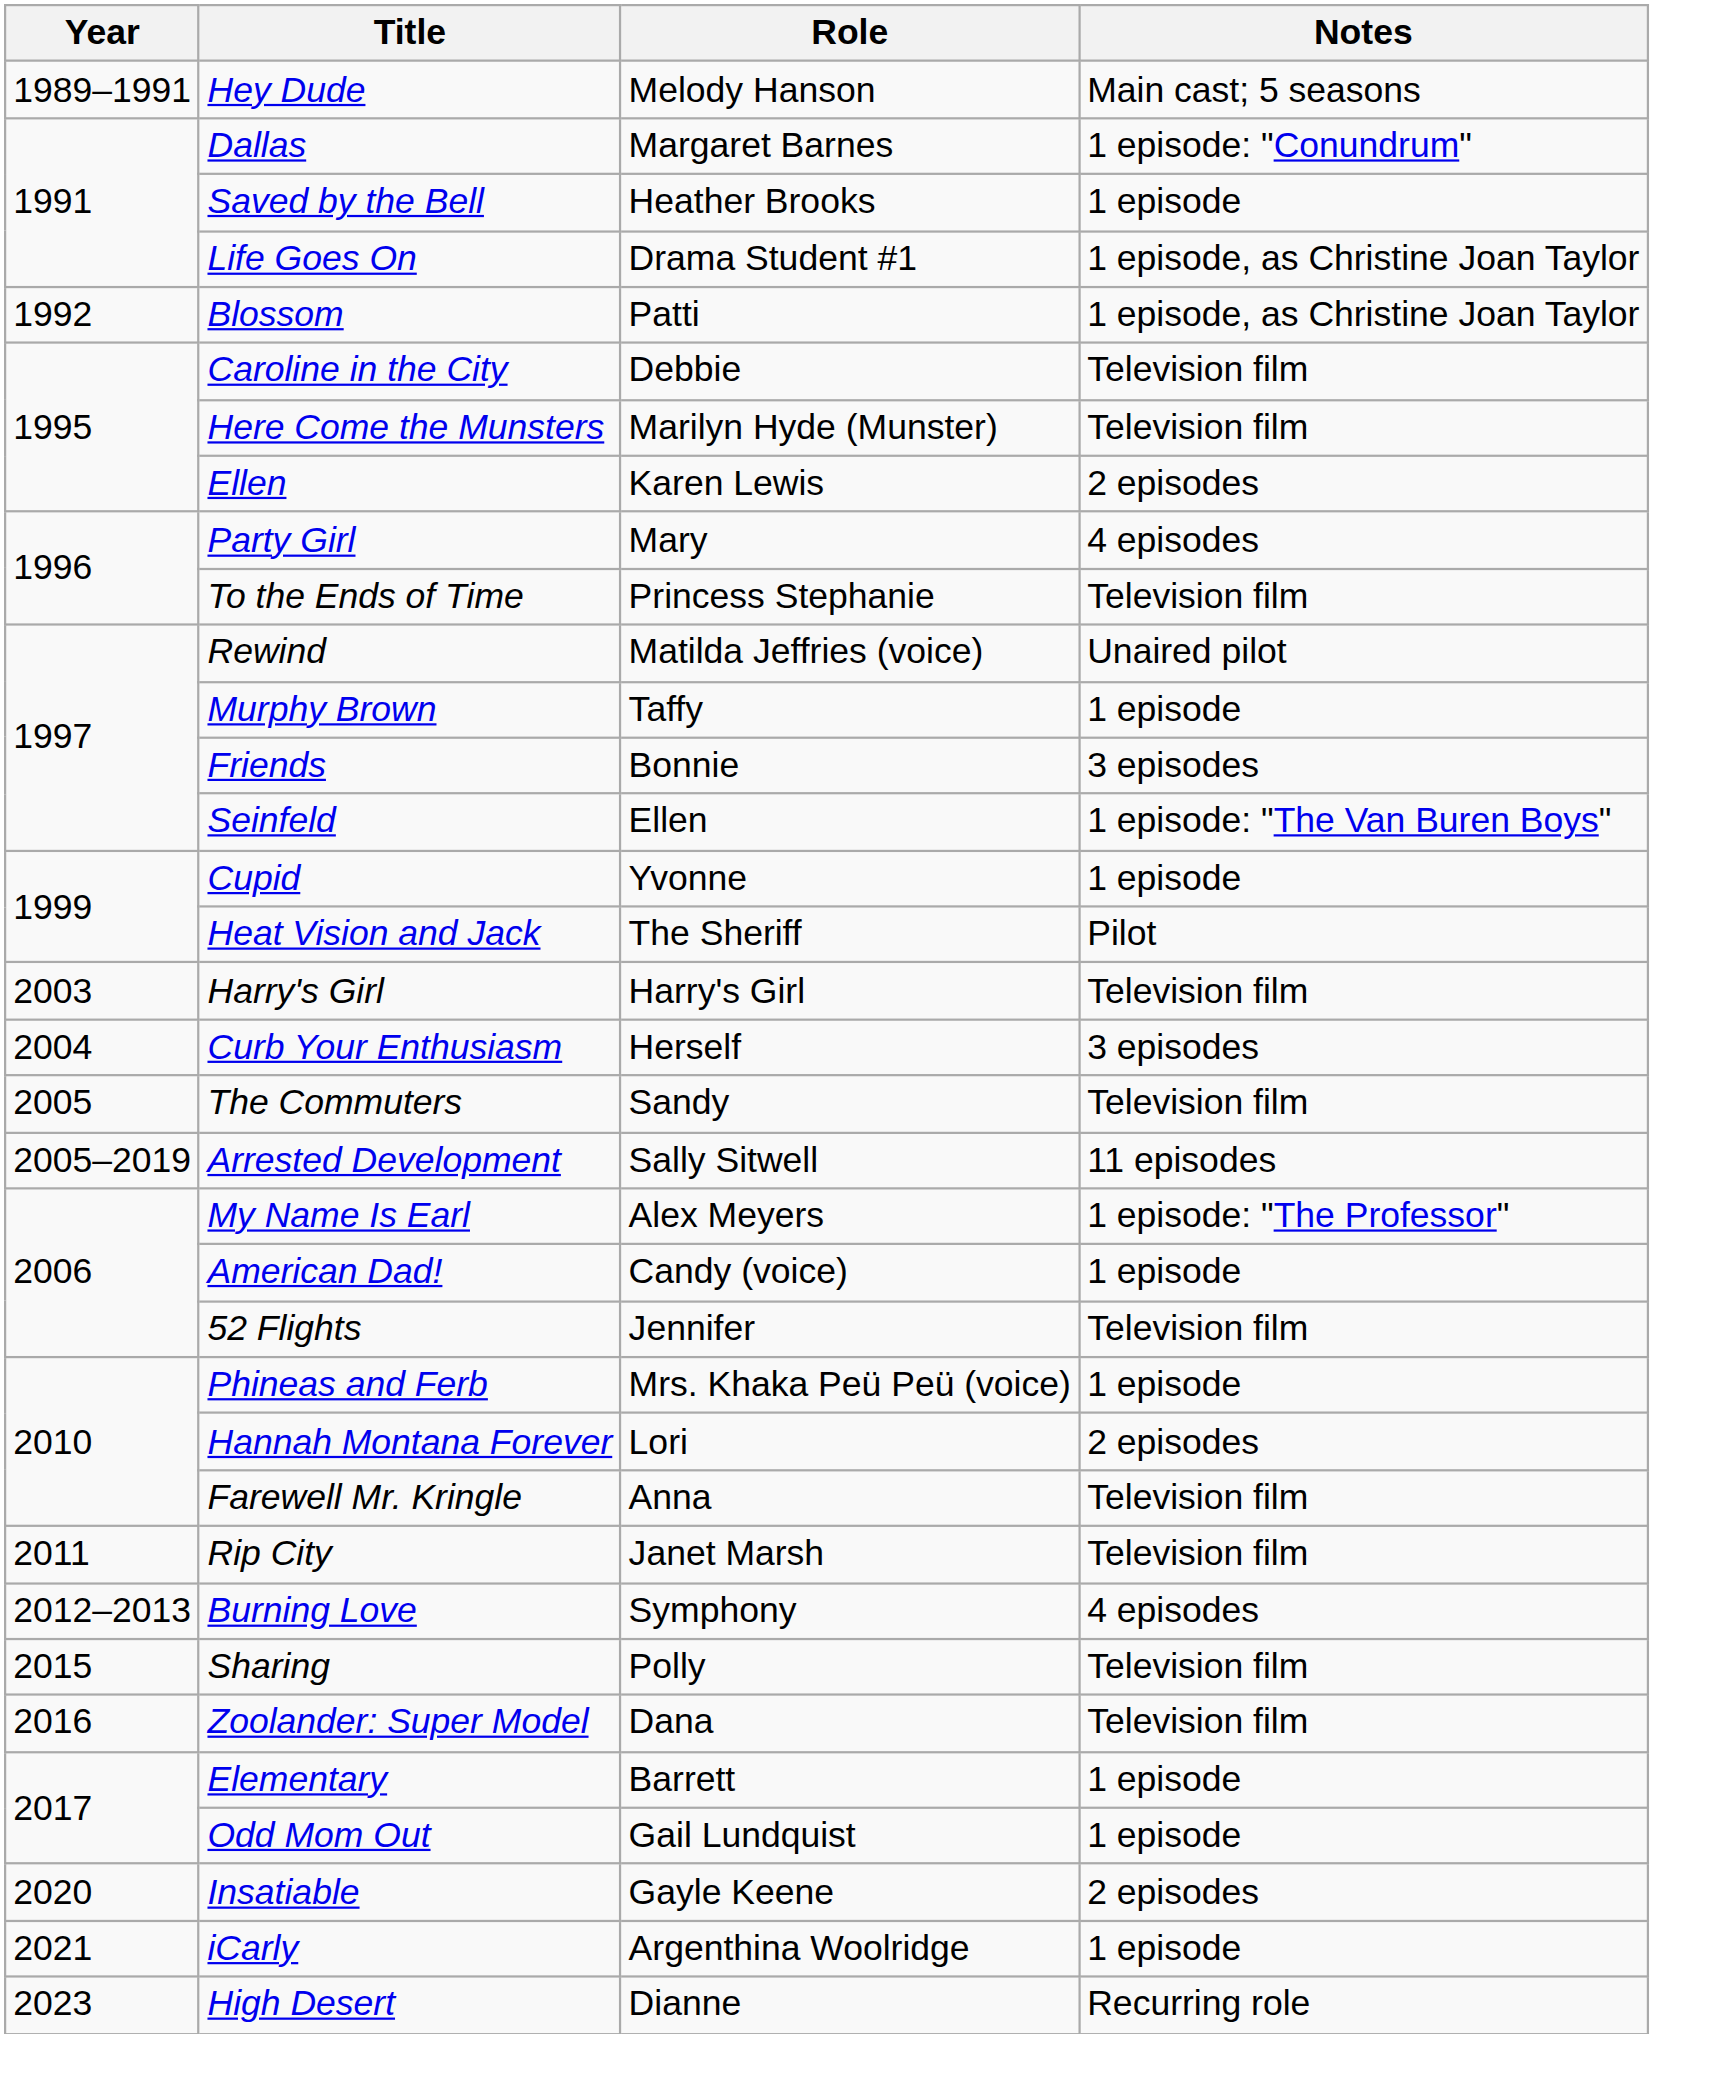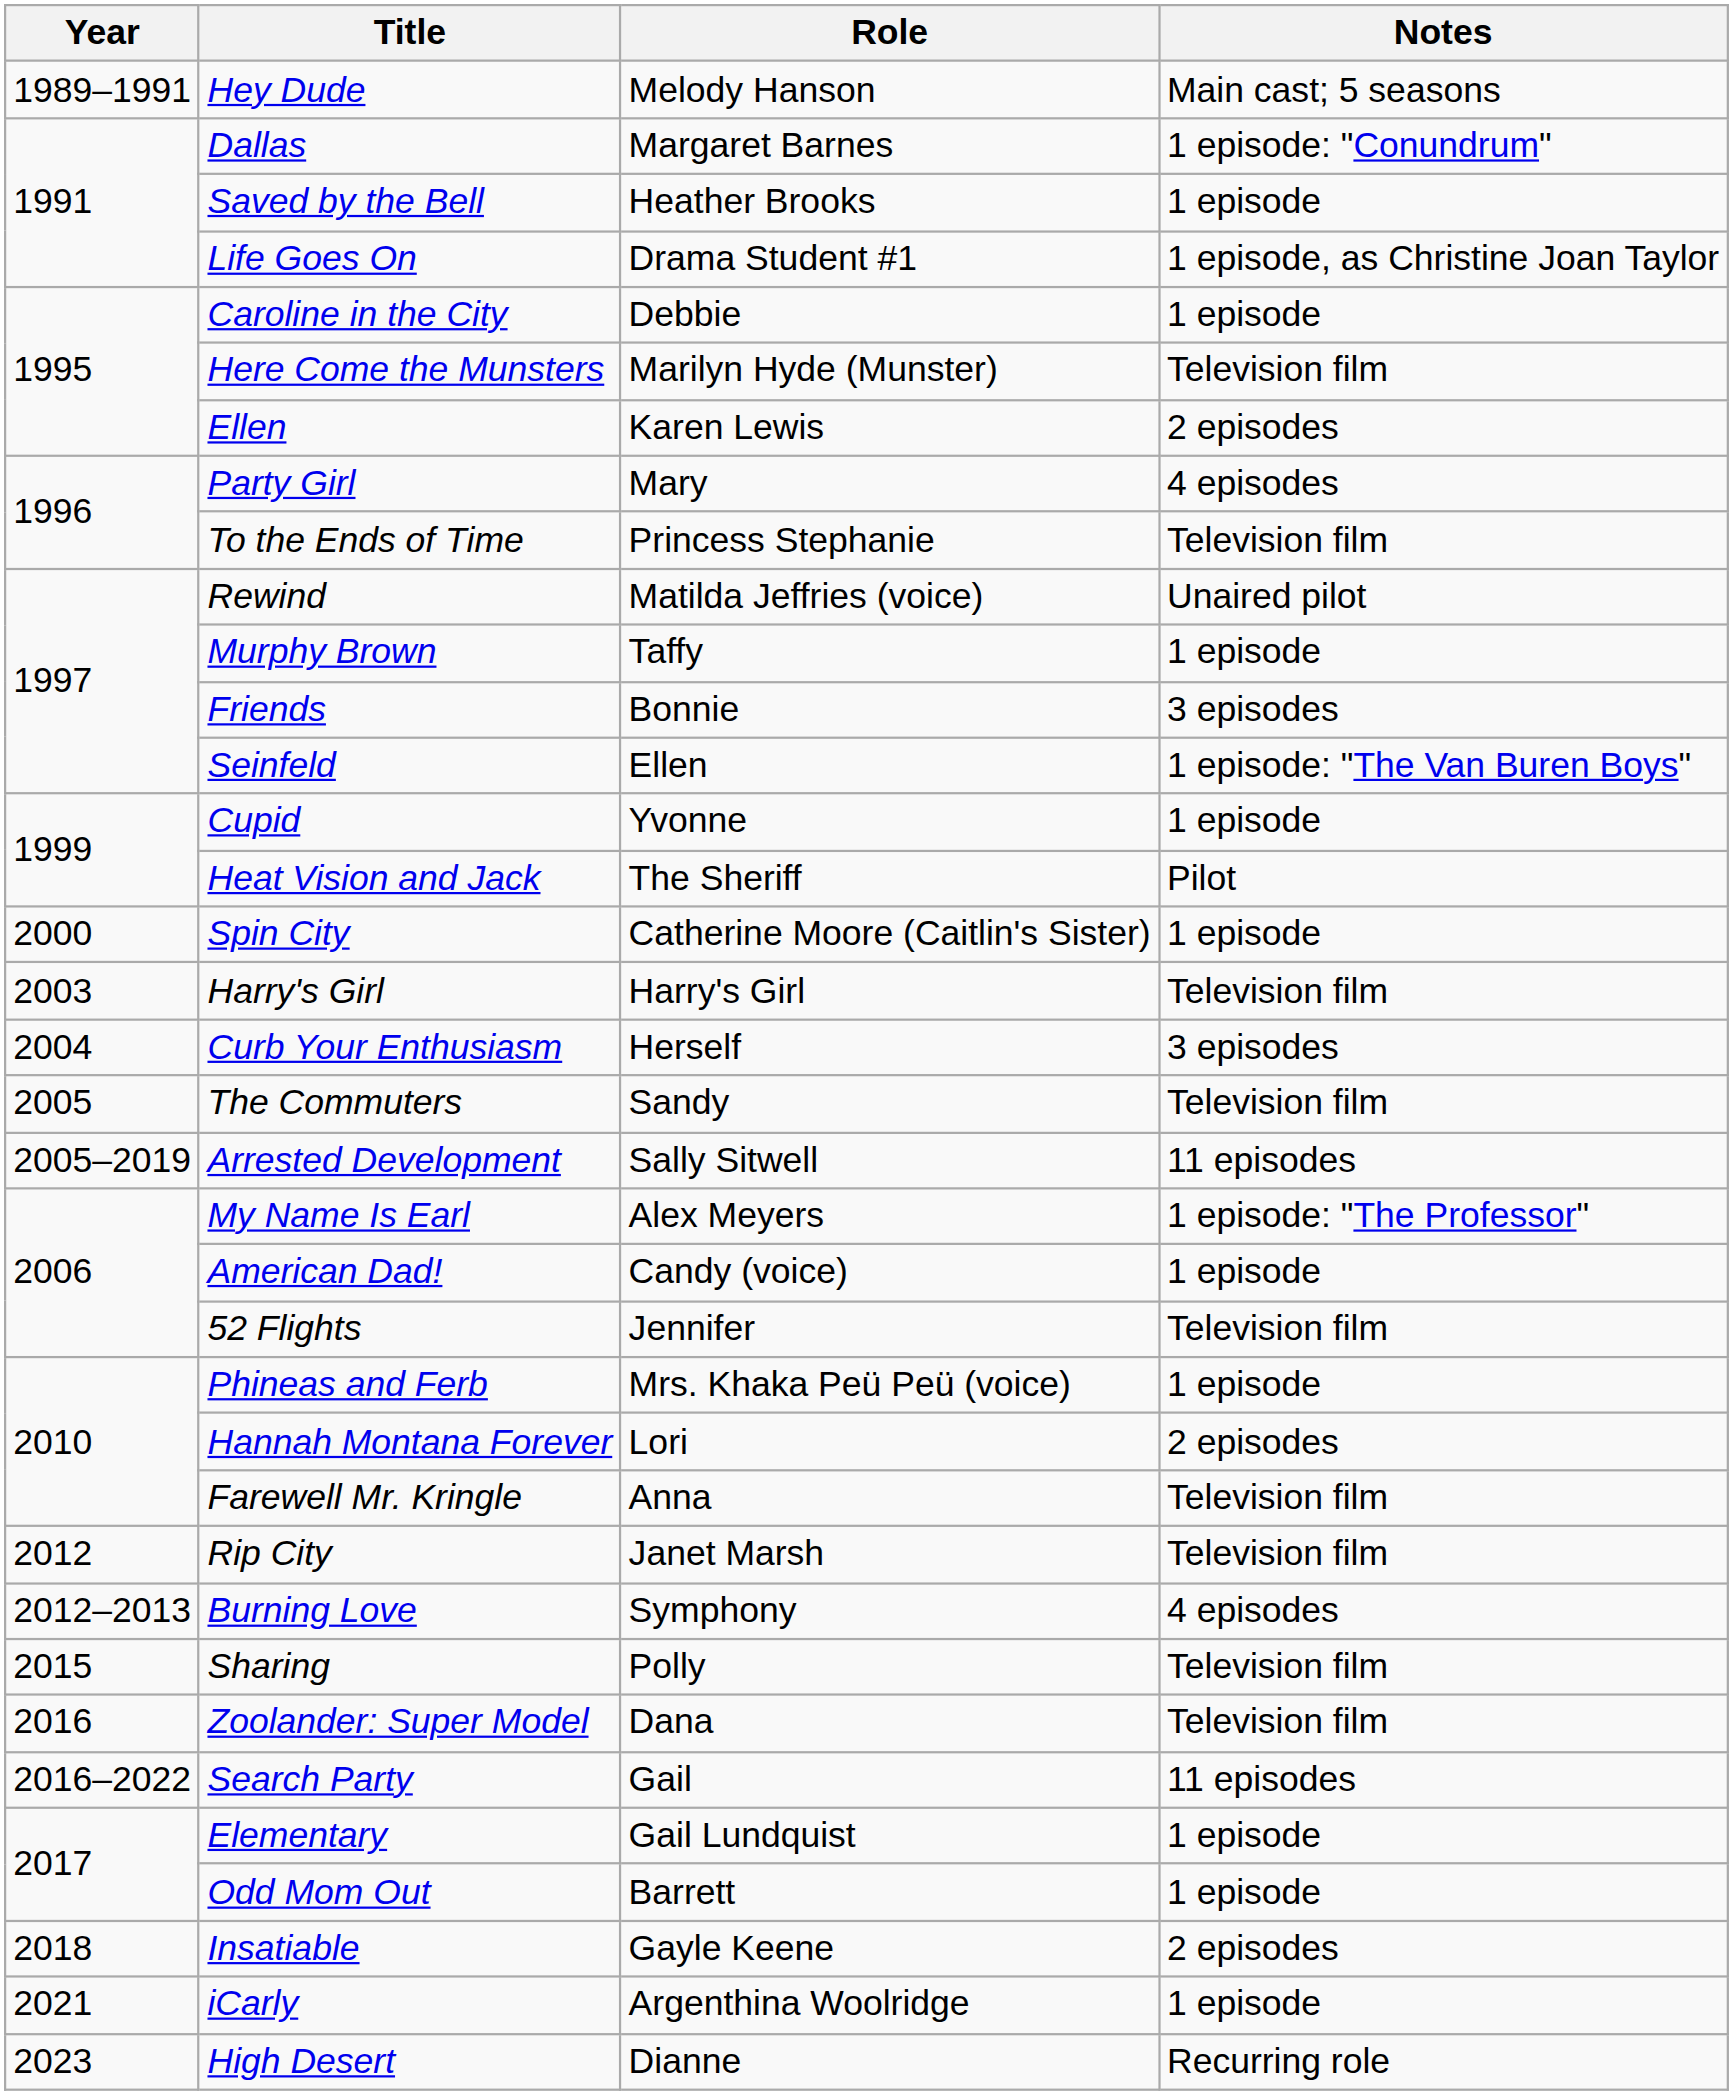- row: (276, 314)
(1198, 370) Television film -> (1244, 314) 1 episode
+ row: (279, 933)
(51, 1553) 2011 -> (53, 1553) 2012
+ row: (310, 1778)
(682, 1778) Barrett -> (742, 1835) Gail Lundquist
(742, 1835) Gail Lundquist -> (682, 1891) Barrett
(53, 1891) 2020 -> (53, 1947) 2018
